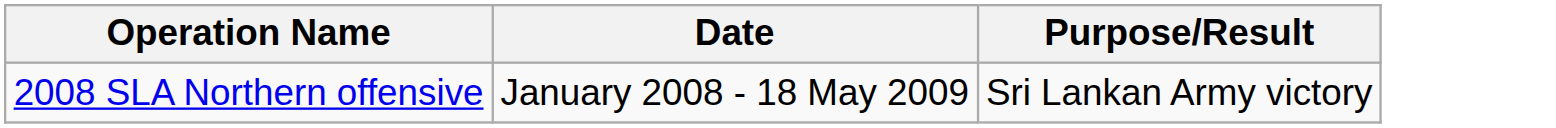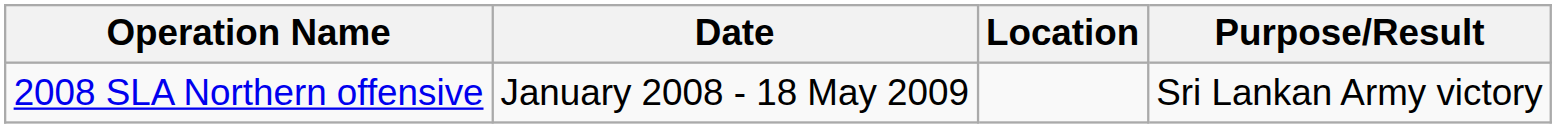+ column: (1063, 33)
